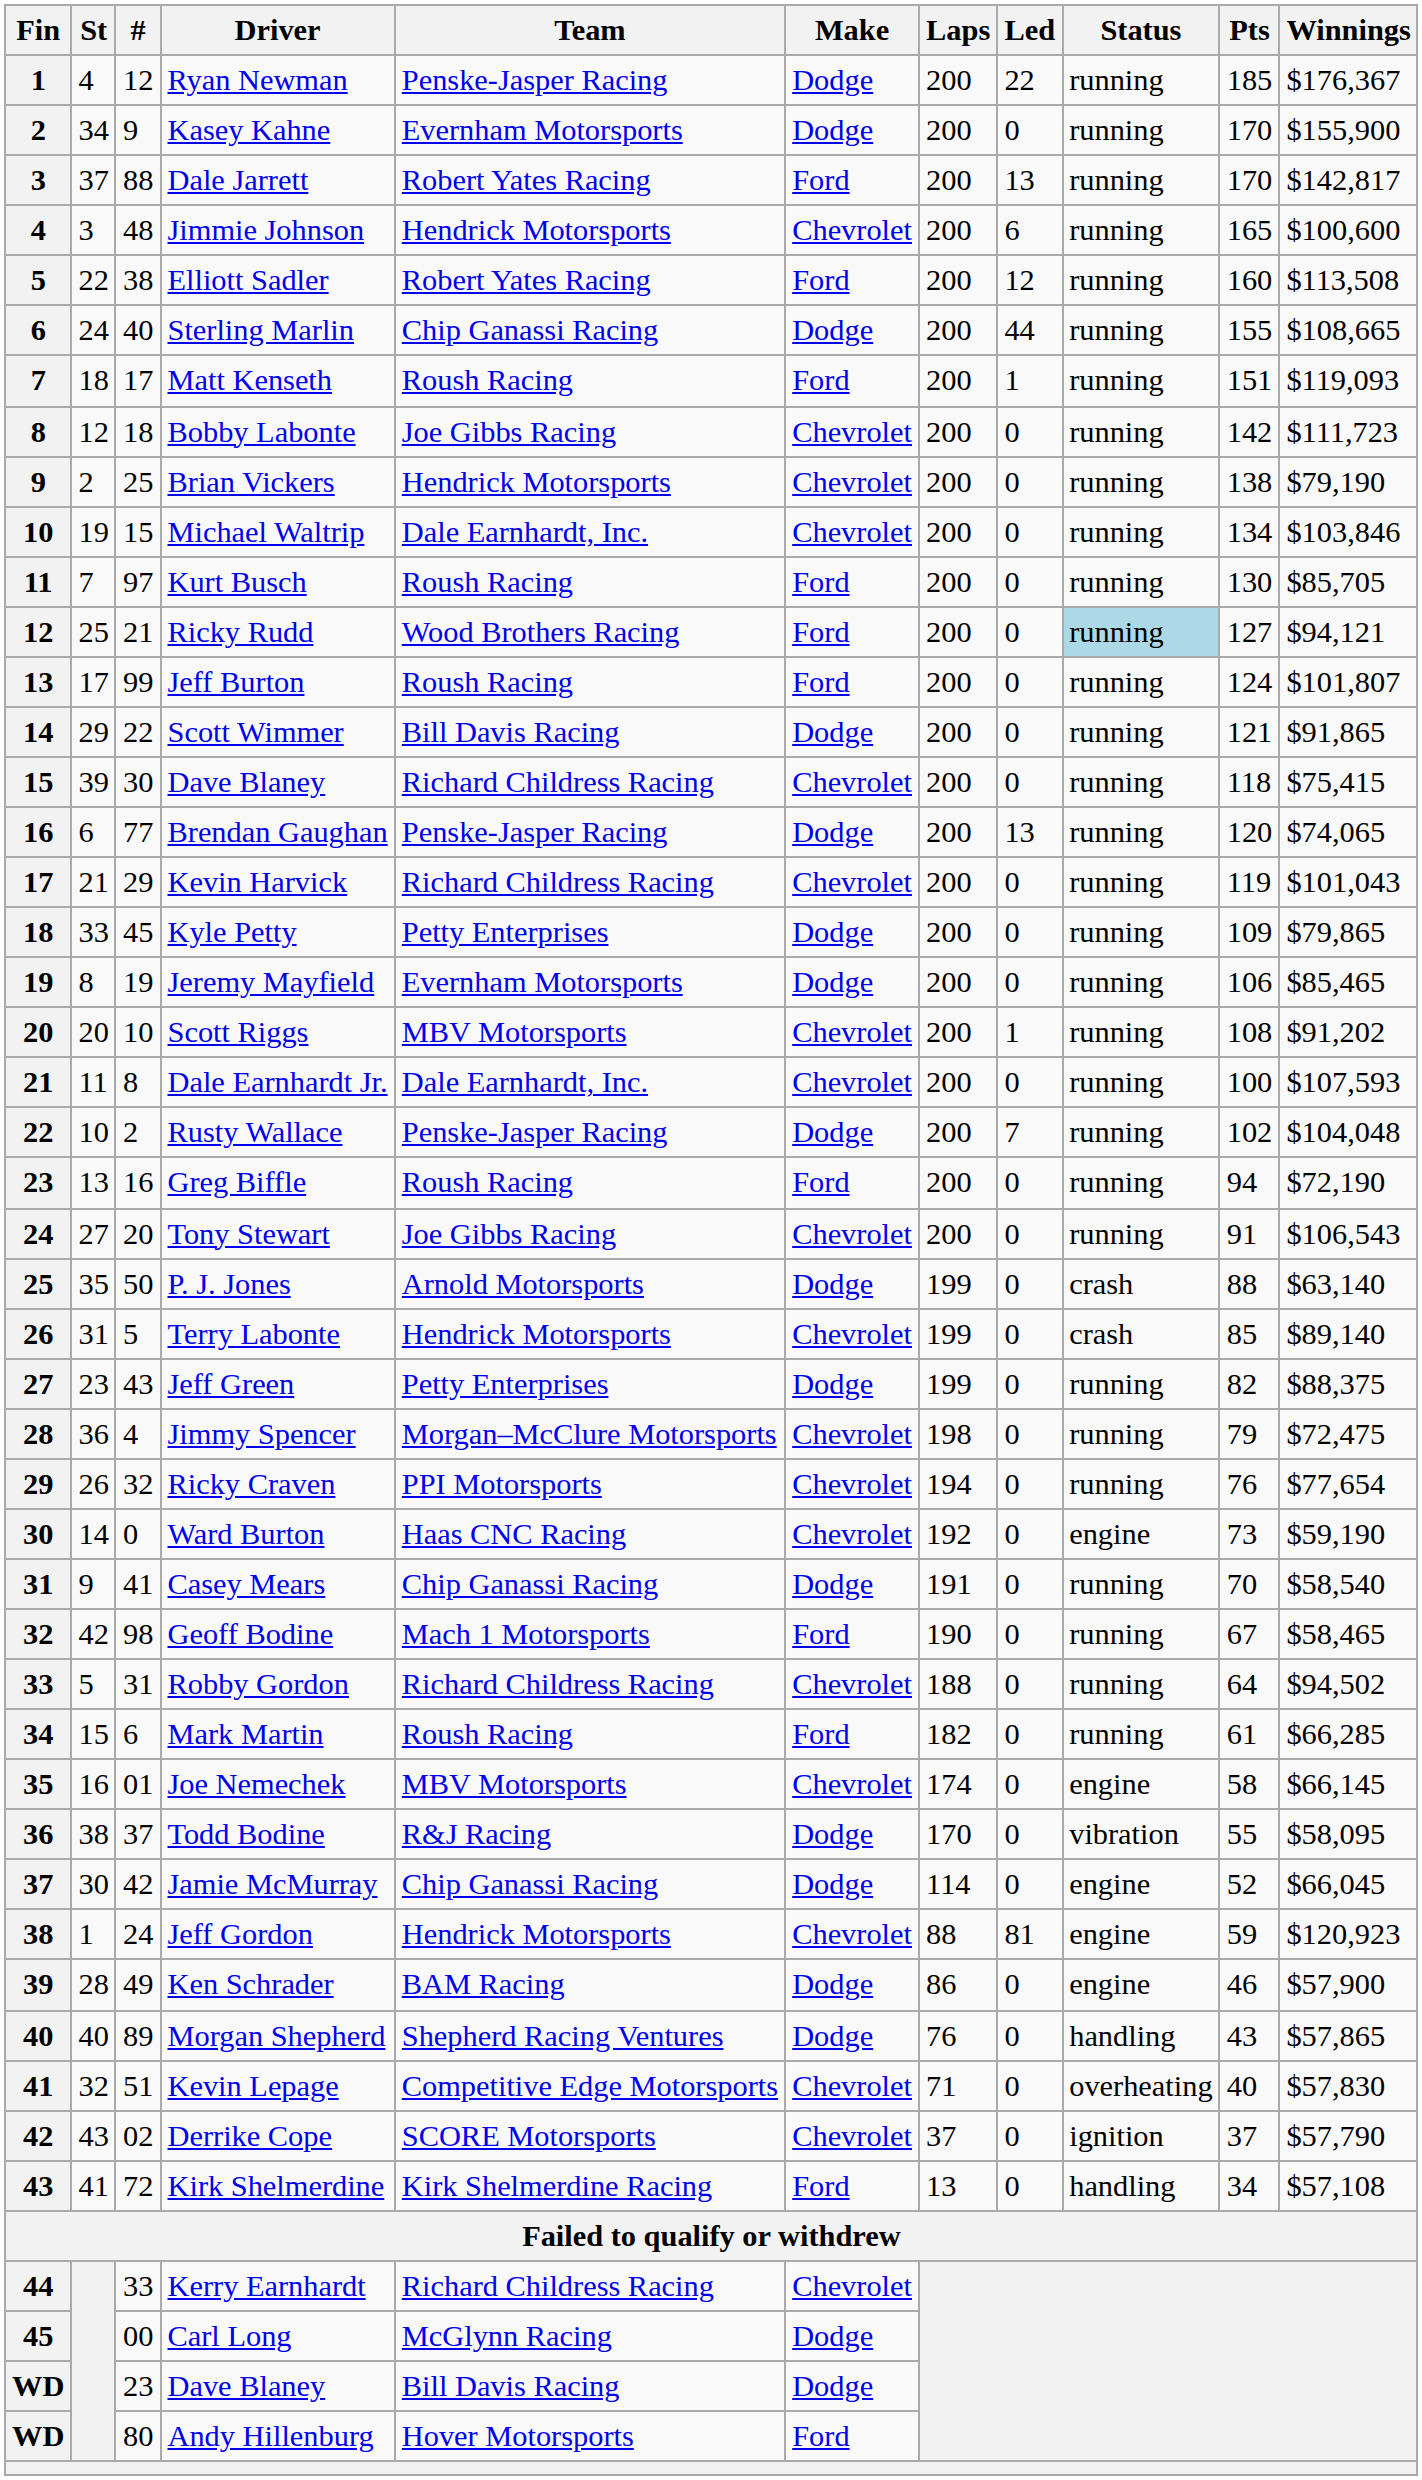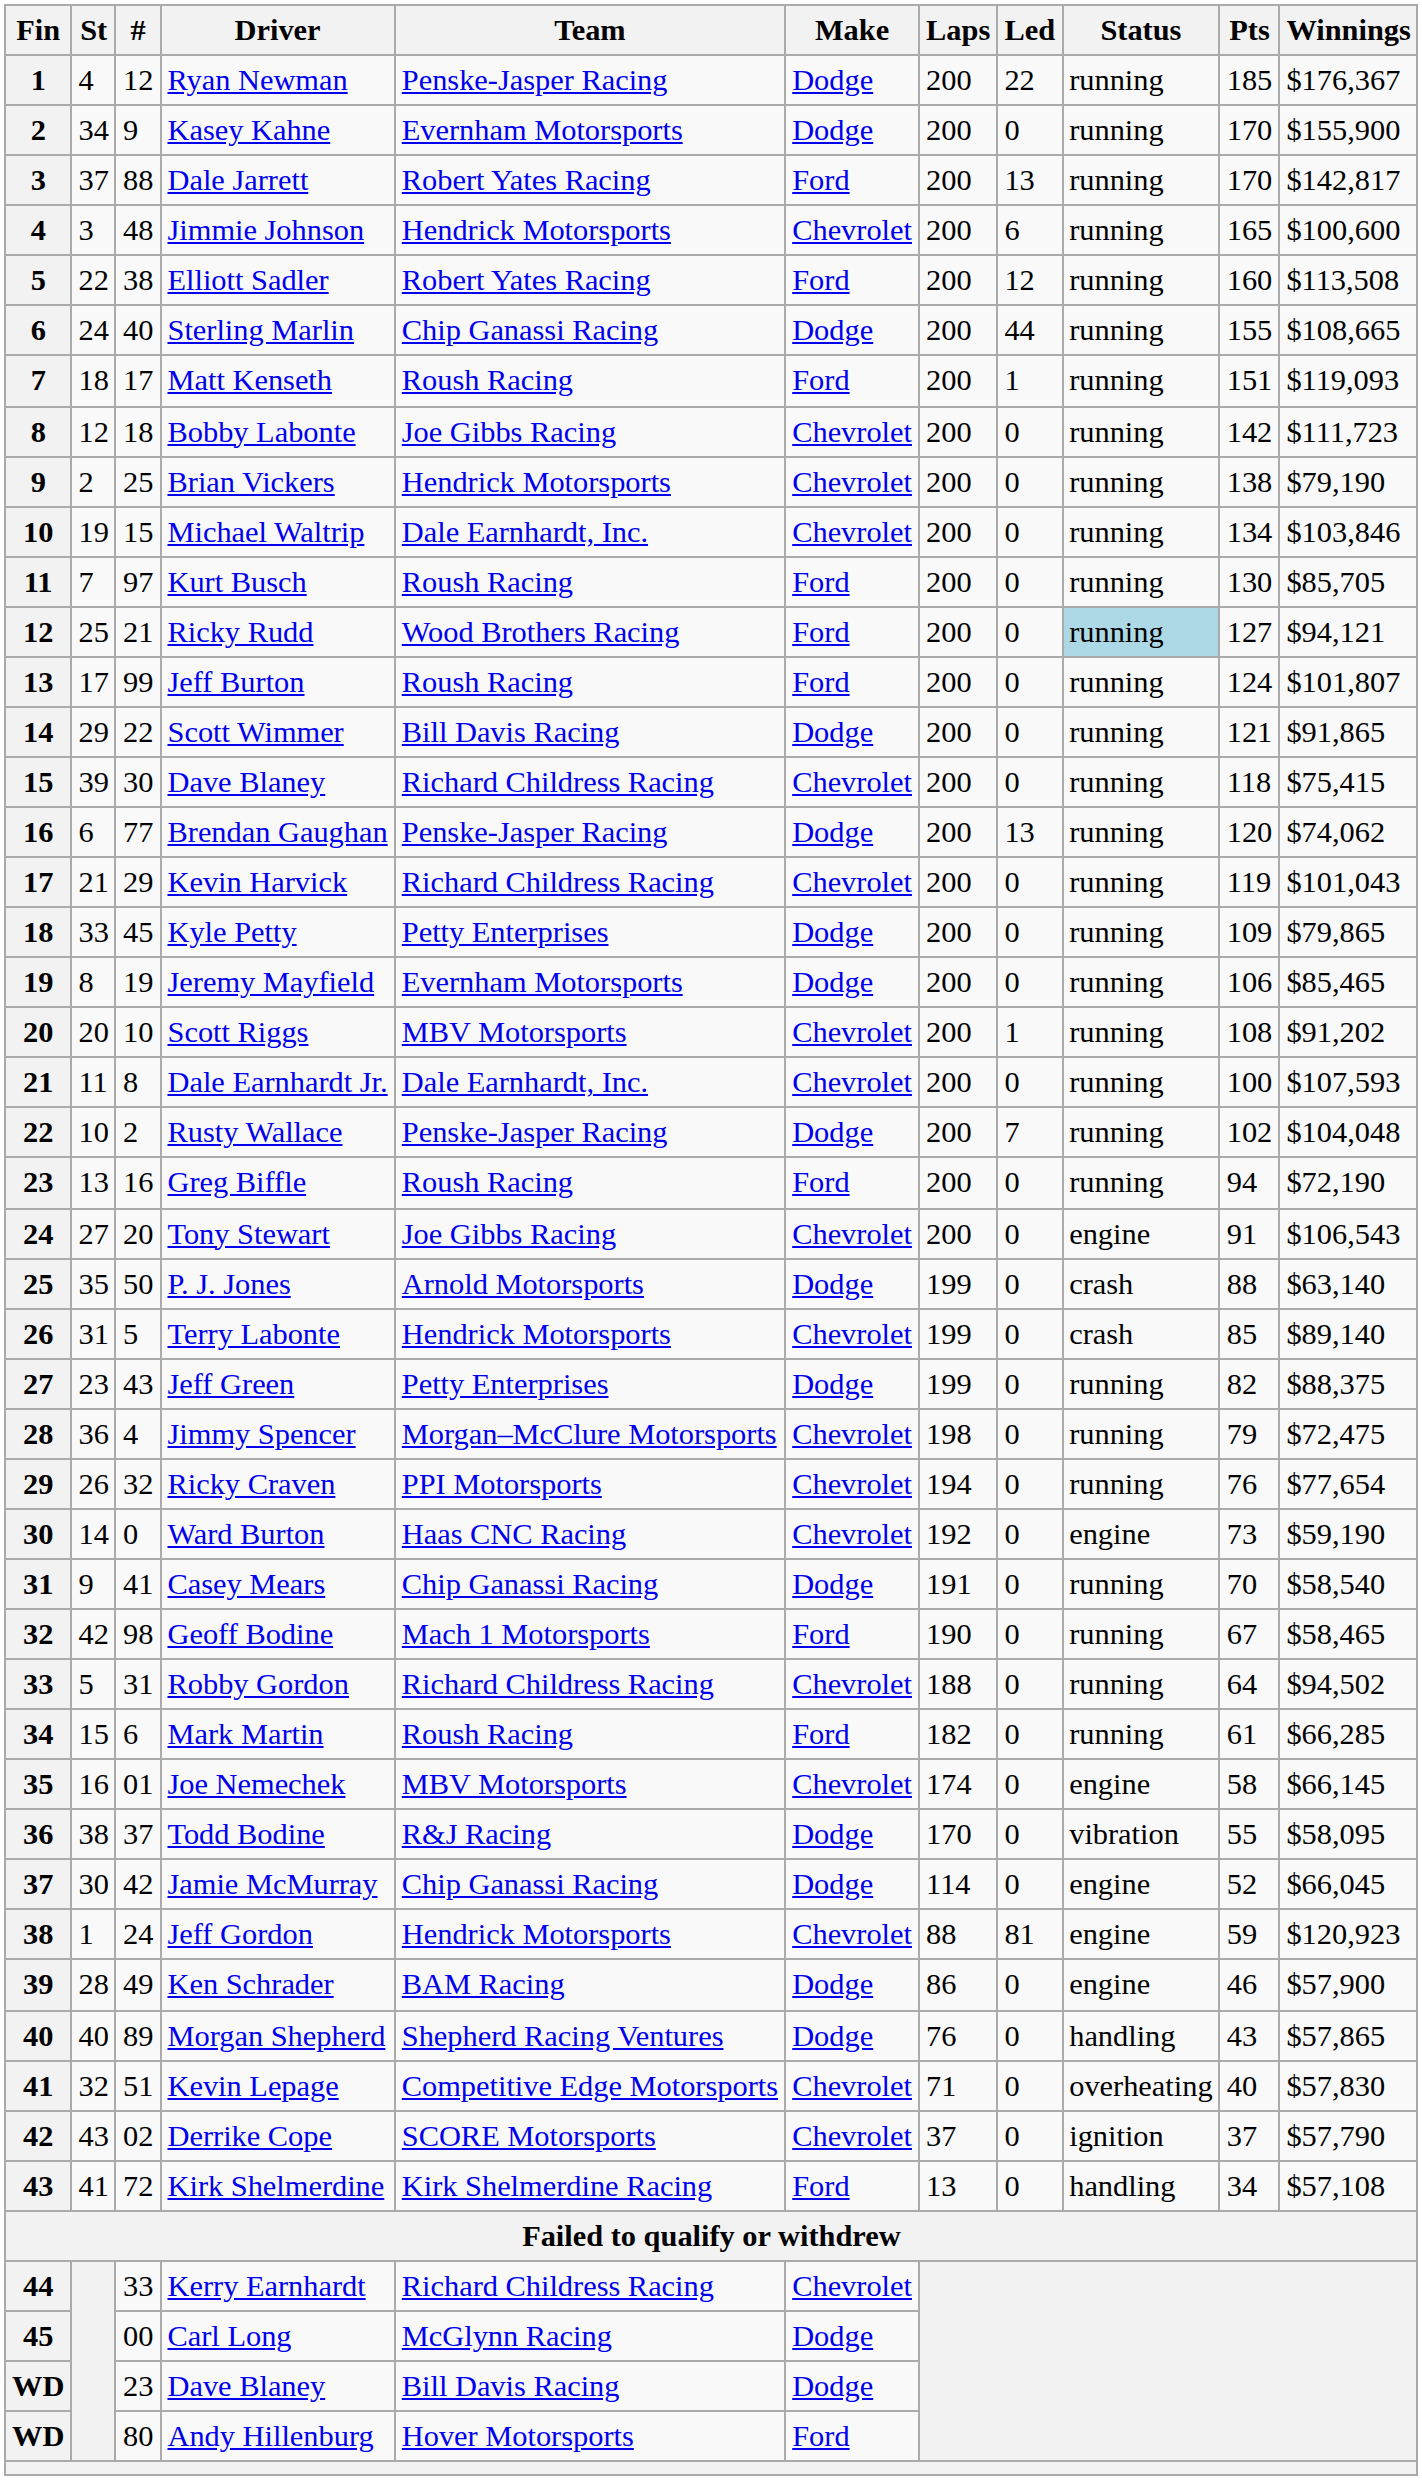(1336, 831) $74,065 -> (1336, 831) $74,062
(1116, 1232) running -> (1110, 1232) engine
